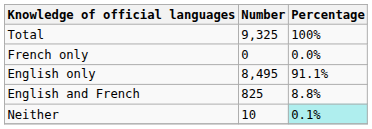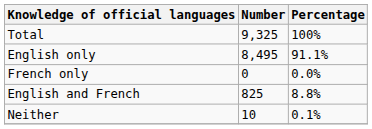rows swapped: (52, 74) <-> (48, 54)
(306, 114) paleturquoise background -> (306, 114) no background
